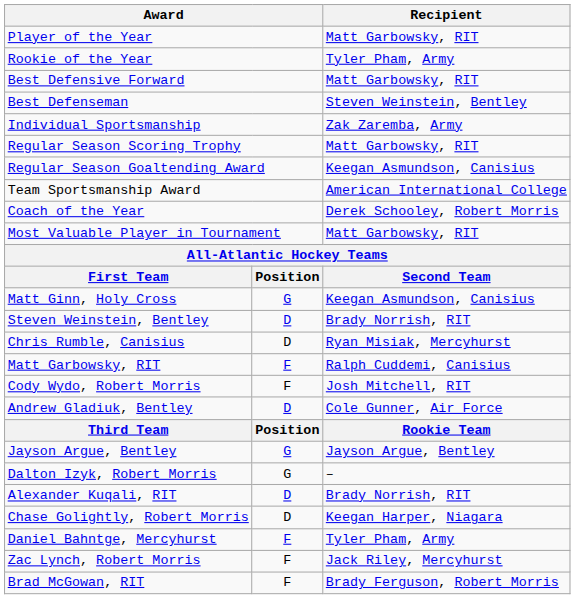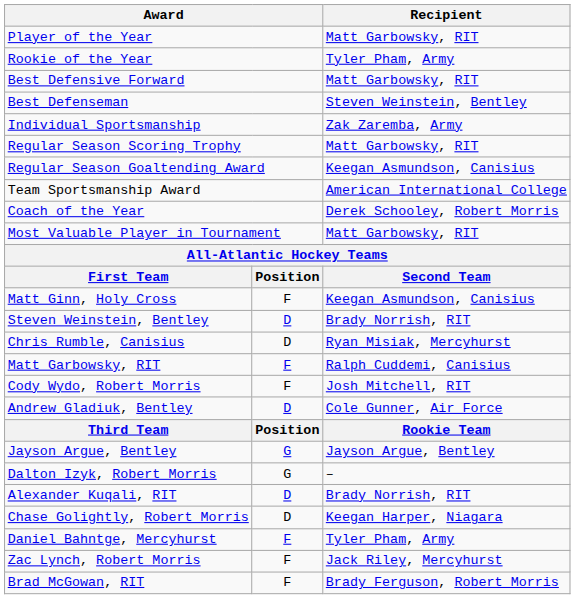(287, 299) G -> (287, 299) F
